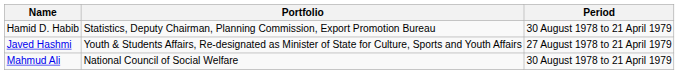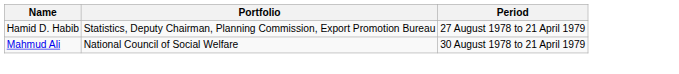(599, 28) 30 August 1978 to 21 April 1979 -> (513, 28) 27 August 1978 to 21 April 1979
- row: (39, 45)
